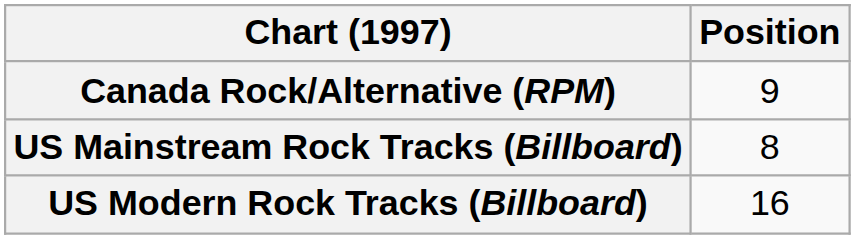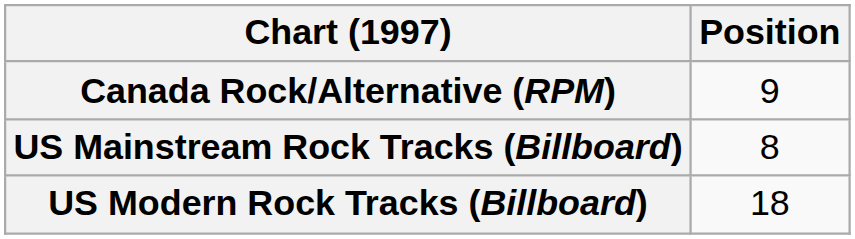(770, 203) 16 -> (770, 203) 18
